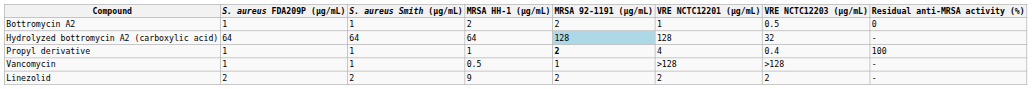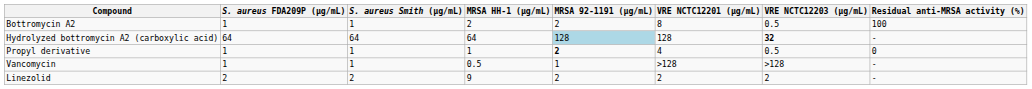(659, 24) 1 -> (659, 24) 8
(874, 24) 0 -> (879, 24) 100
(769, 38) normal -> (769, 38) bold
(772, 51) 0.4 -> (772, 51) 0.5
(879, 51) 100 -> (874, 51) 0
